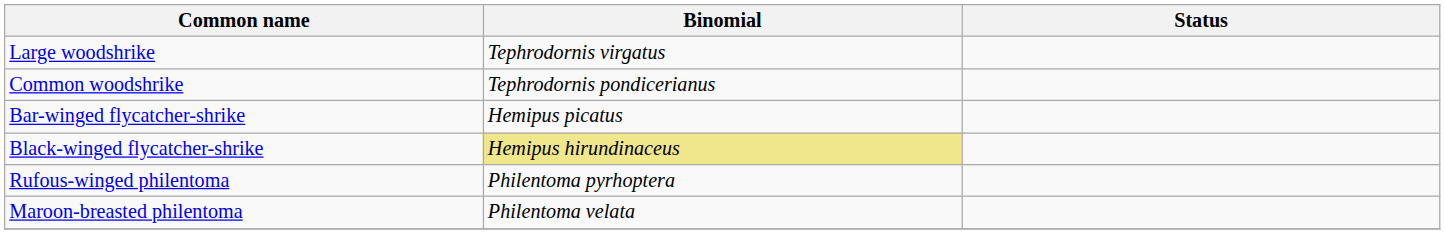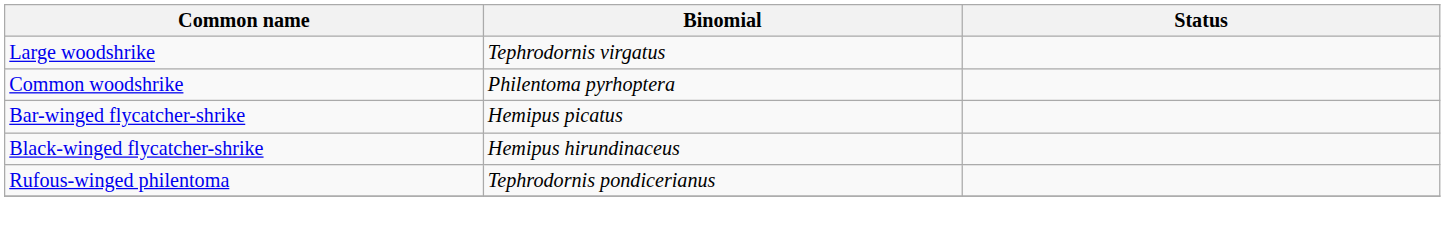(602, 84) Tephrodornis pondicerianus -> (581, 84) Philentoma pyrhoptera
(584, 148) khaki background -> (584, 148) no background
(581, 180) Philentoma pyrhoptera -> (602, 180) Tephrodornis pondicerianus
- row: (126, 212)
